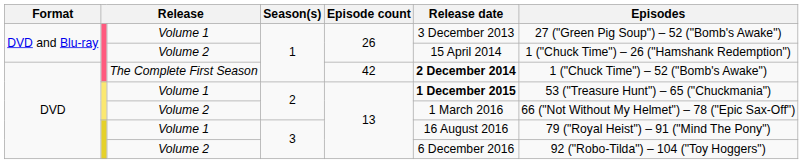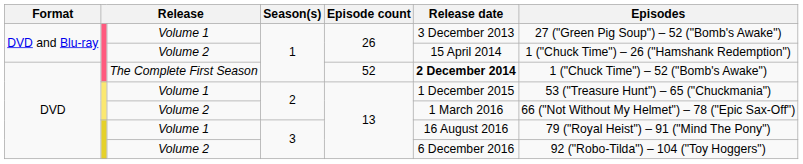(369, 71) 42 -> (369, 71) 52
(466, 91) bold -> (466, 91) normal
